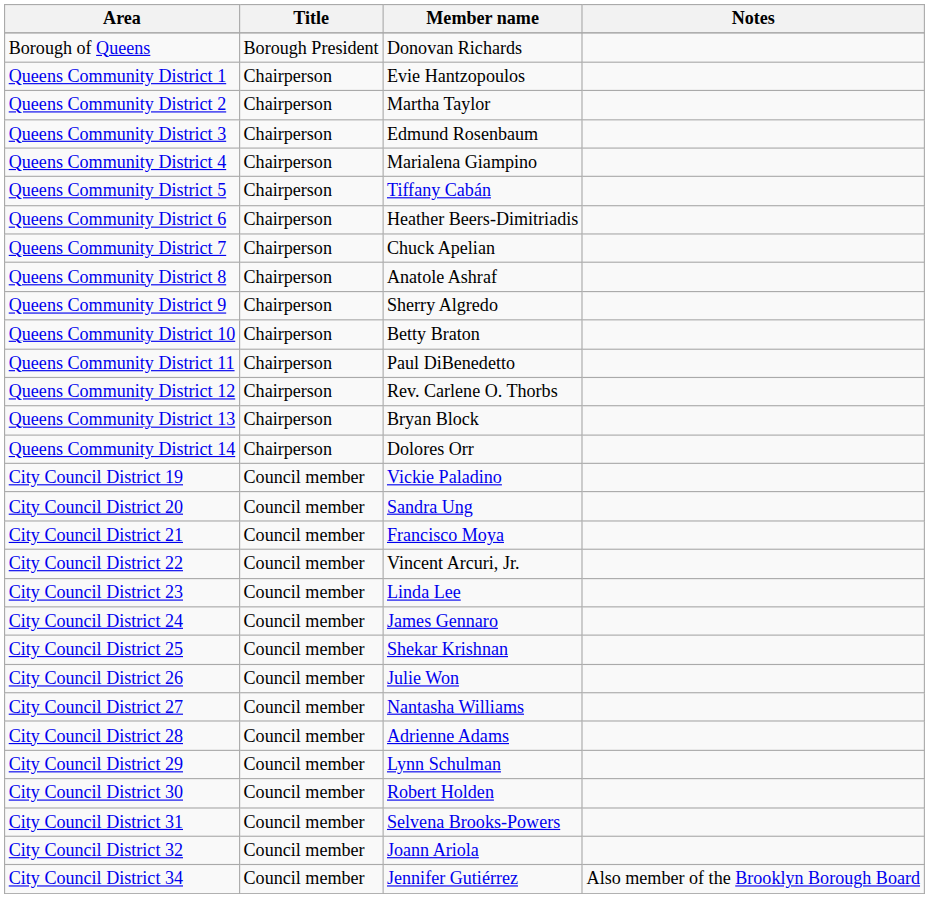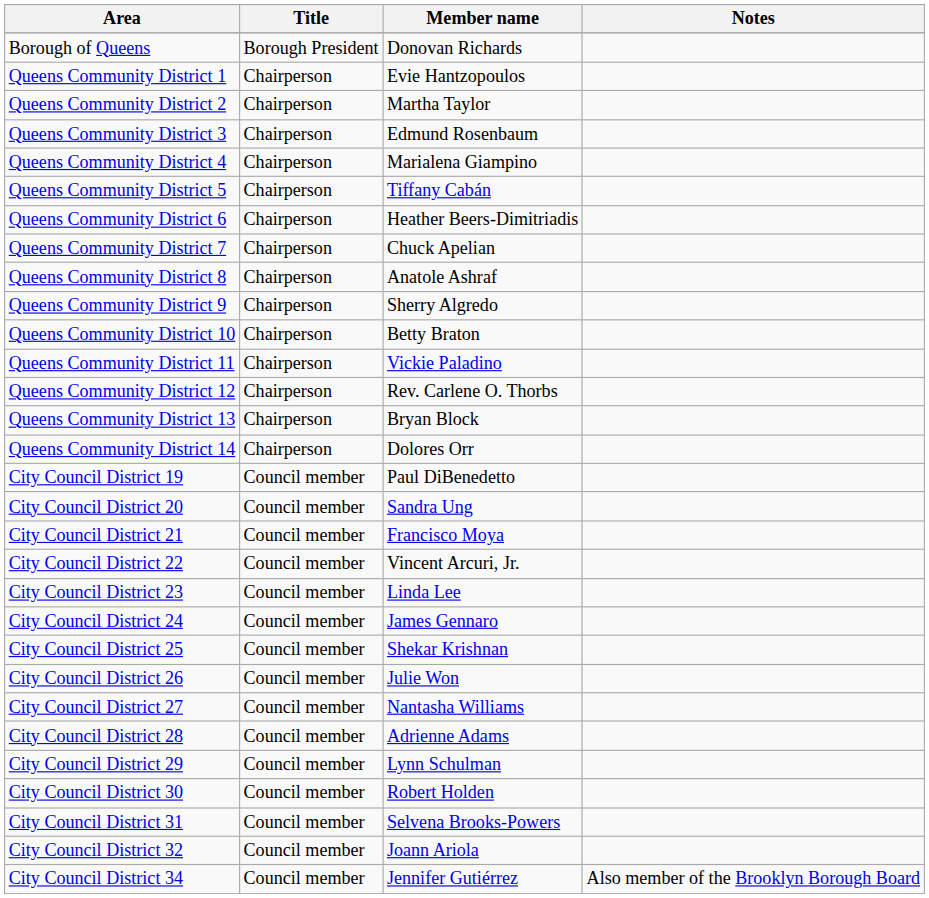(451, 362) Paul DiBenedetto -> (444, 362) Vickie Paladino
(444, 477) Vickie Paladino -> (451, 477) Paul DiBenedetto
